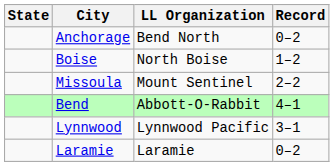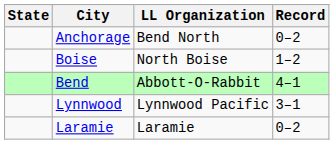- row: (89, 83)
